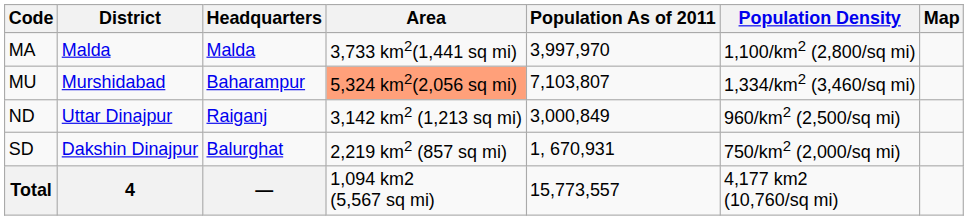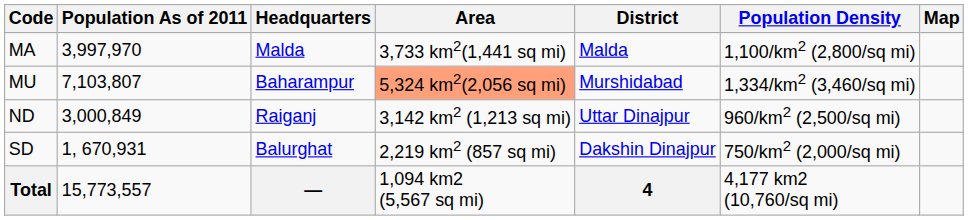columns swapped: (130, 18) <-> (623, 18)
